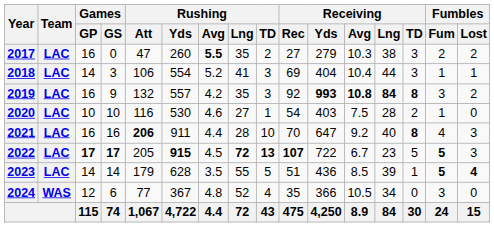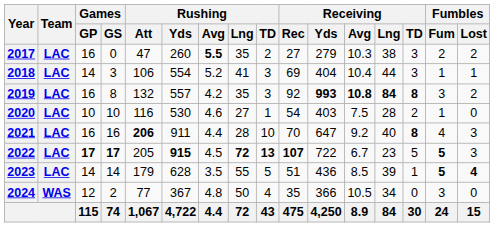(113, 93) 9 -> (113, 93) 8
(113, 192) 6 -> (113, 192) 2
(242, 192) 52 -> (242, 192) 50
